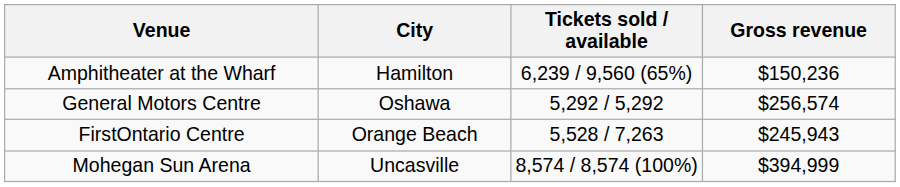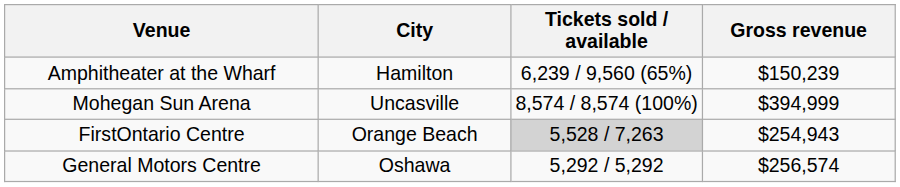(799, 72) $150,236 -> (799, 72) $150,239
rows swapped: (162, 165) <-> (162, 103)
(607, 134) no background -> (607, 134) lightgrey background
(799, 134) $245,943 -> (799, 134) $254,943
